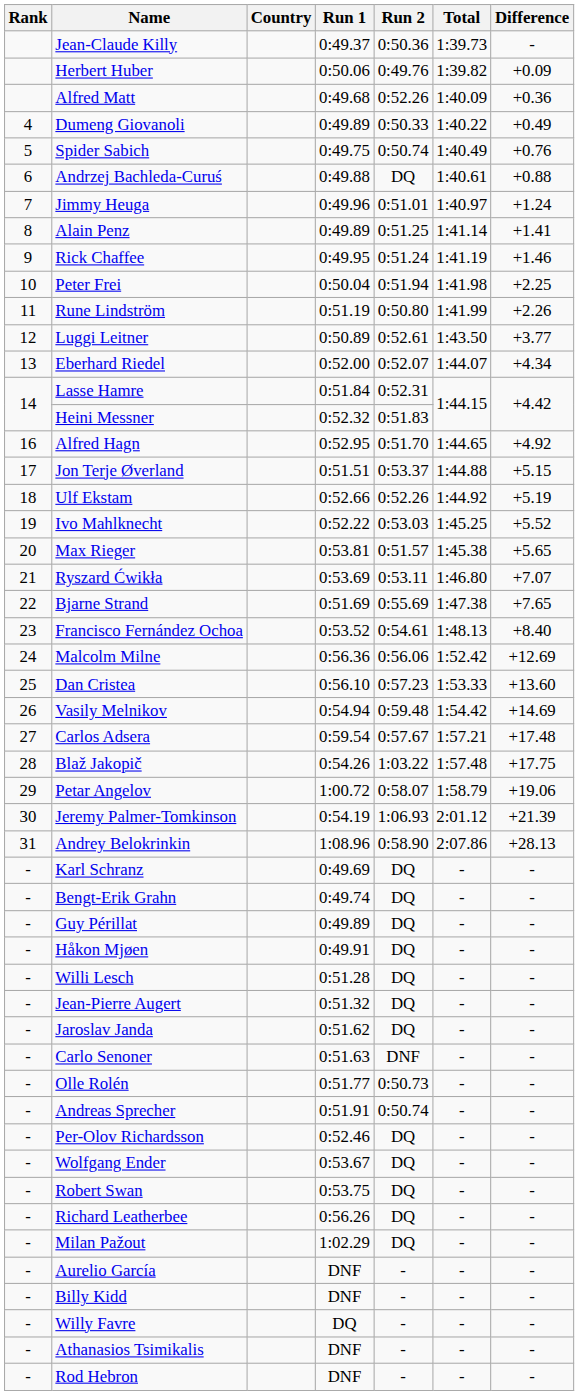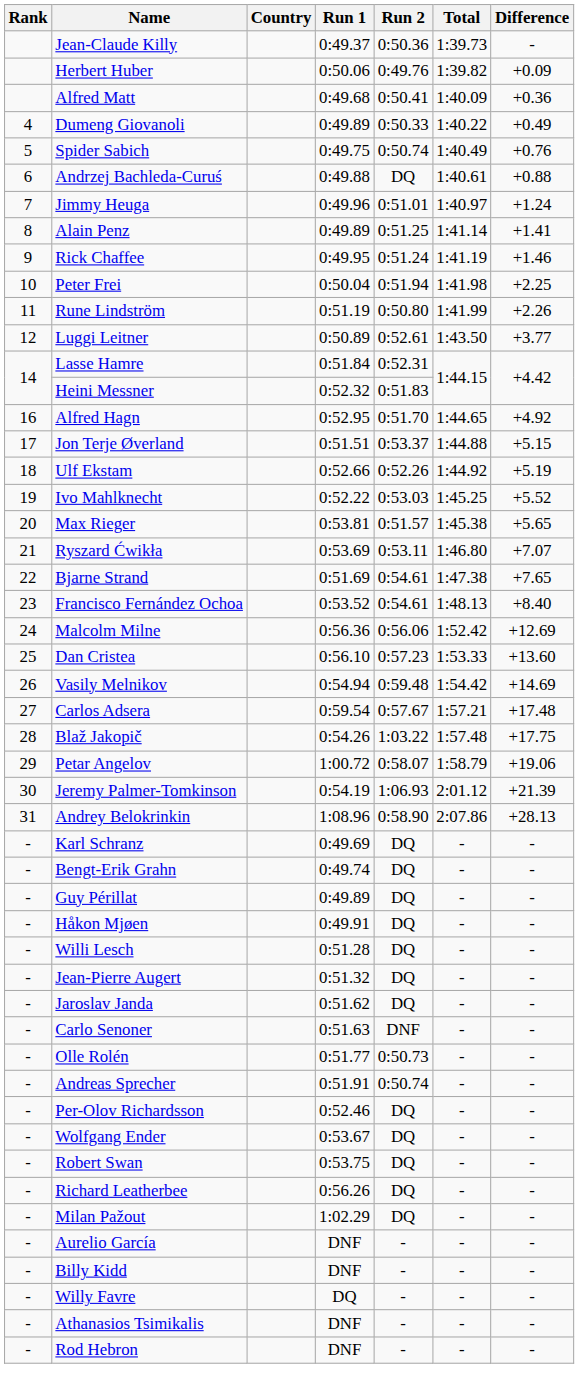(403, 97) 0:52.26 -> (403, 97) 0:50.41
- row: (110, 364)
(403, 603) 0:55.69 -> (403, 577) 0:54.61
